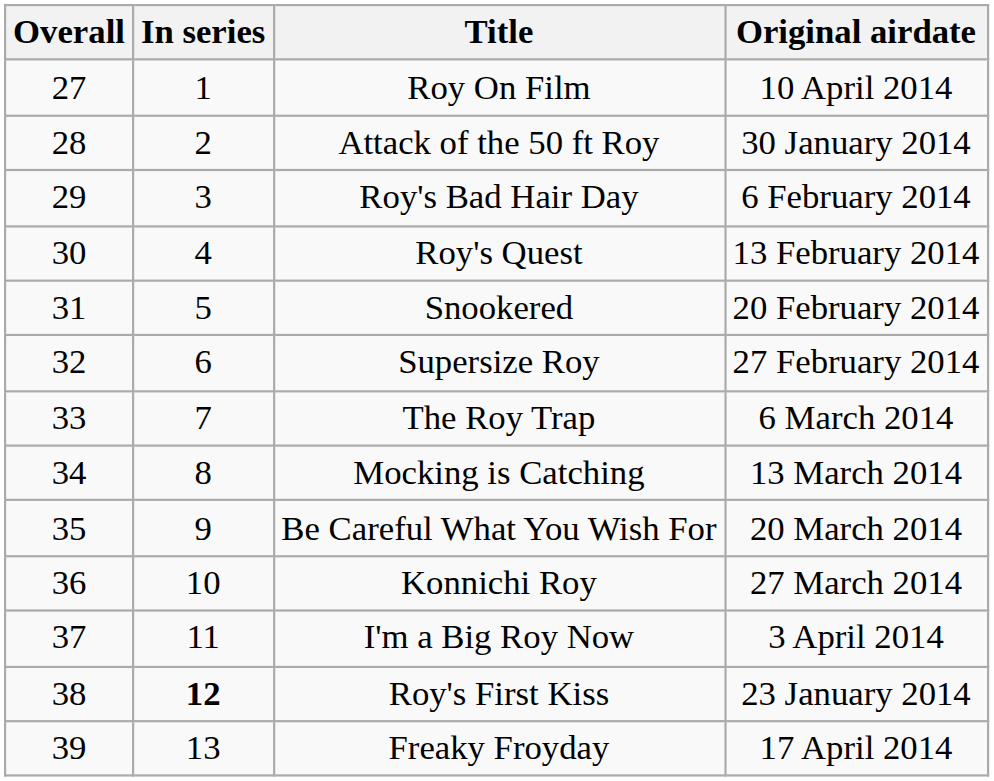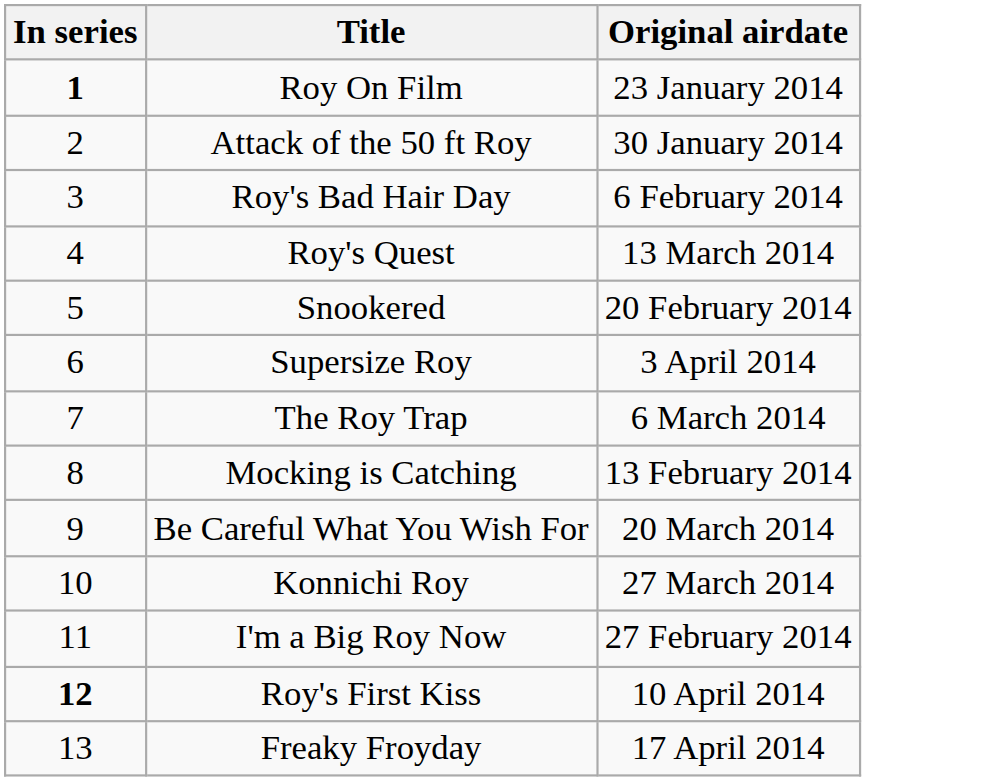- column: (69, 32)
(203, 87) normal -> (75, 87) bold
(856, 87) 10 April 2014 -> (728, 87) 23 January 2014
(856, 252) 13 February 2014 -> (728, 252) 13 March 2014
(856, 362) 27 February 2014 -> (728, 362) 3 April 2014
(856, 472) 13 March 2014 -> (728, 472) 13 February 2014
(856, 637) 3 April 2014 -> (728, 637) 27 February 2014
(856, 692) 23 January 2014 -> (728, 692) 10 April 2014
